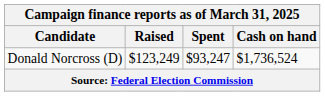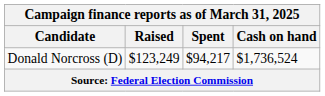(208, 58) $93,247 -> (208, 58) $94,217
